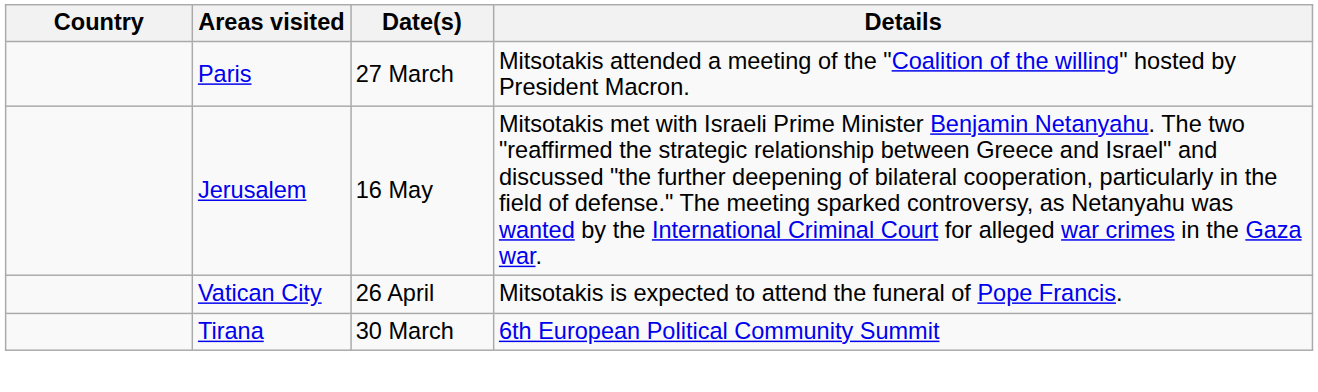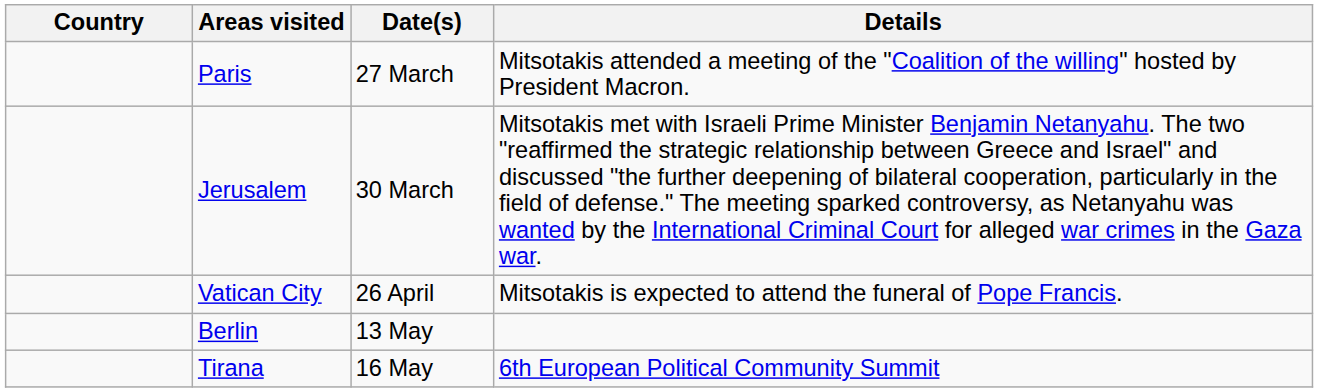(394, 190) 16 May -> (405, 190) 30 March
+ row: (228, 331)
(405, 331) 30 March -> (394, 368) 16 May
